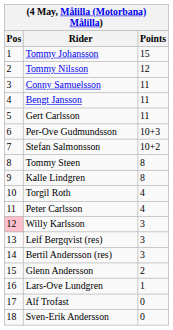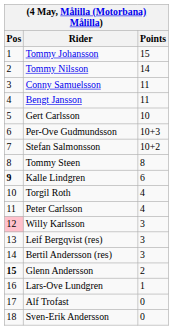(145, 69) 12 -> (145, 69) 14
(145, 116) 11 -> (145, 116) 10
(9, 178) normal -> (9, 178) bold
(142, 178) 8 -> (142, 178) 6
(11, 270) normal -> (11, 270) bold
